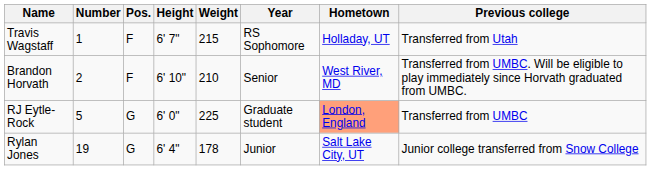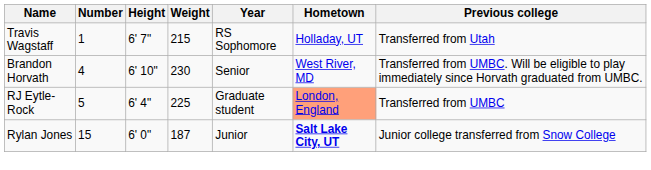- column: (139, 13)
(79, 78) 2 -> (81, 71) 4
(209, 78) 210 -> (180, 71) 230
(168, 116) 6' 0" -> (140, 103) 6' 4"
(82, 148) 19 -> (85, 135) 15
(168, 148) 6' 4" -> (140, 135) 6' 0"
(209, 148) 178 -> (180, 135) 187
(347, 148) normal -> (321, 135) bold
